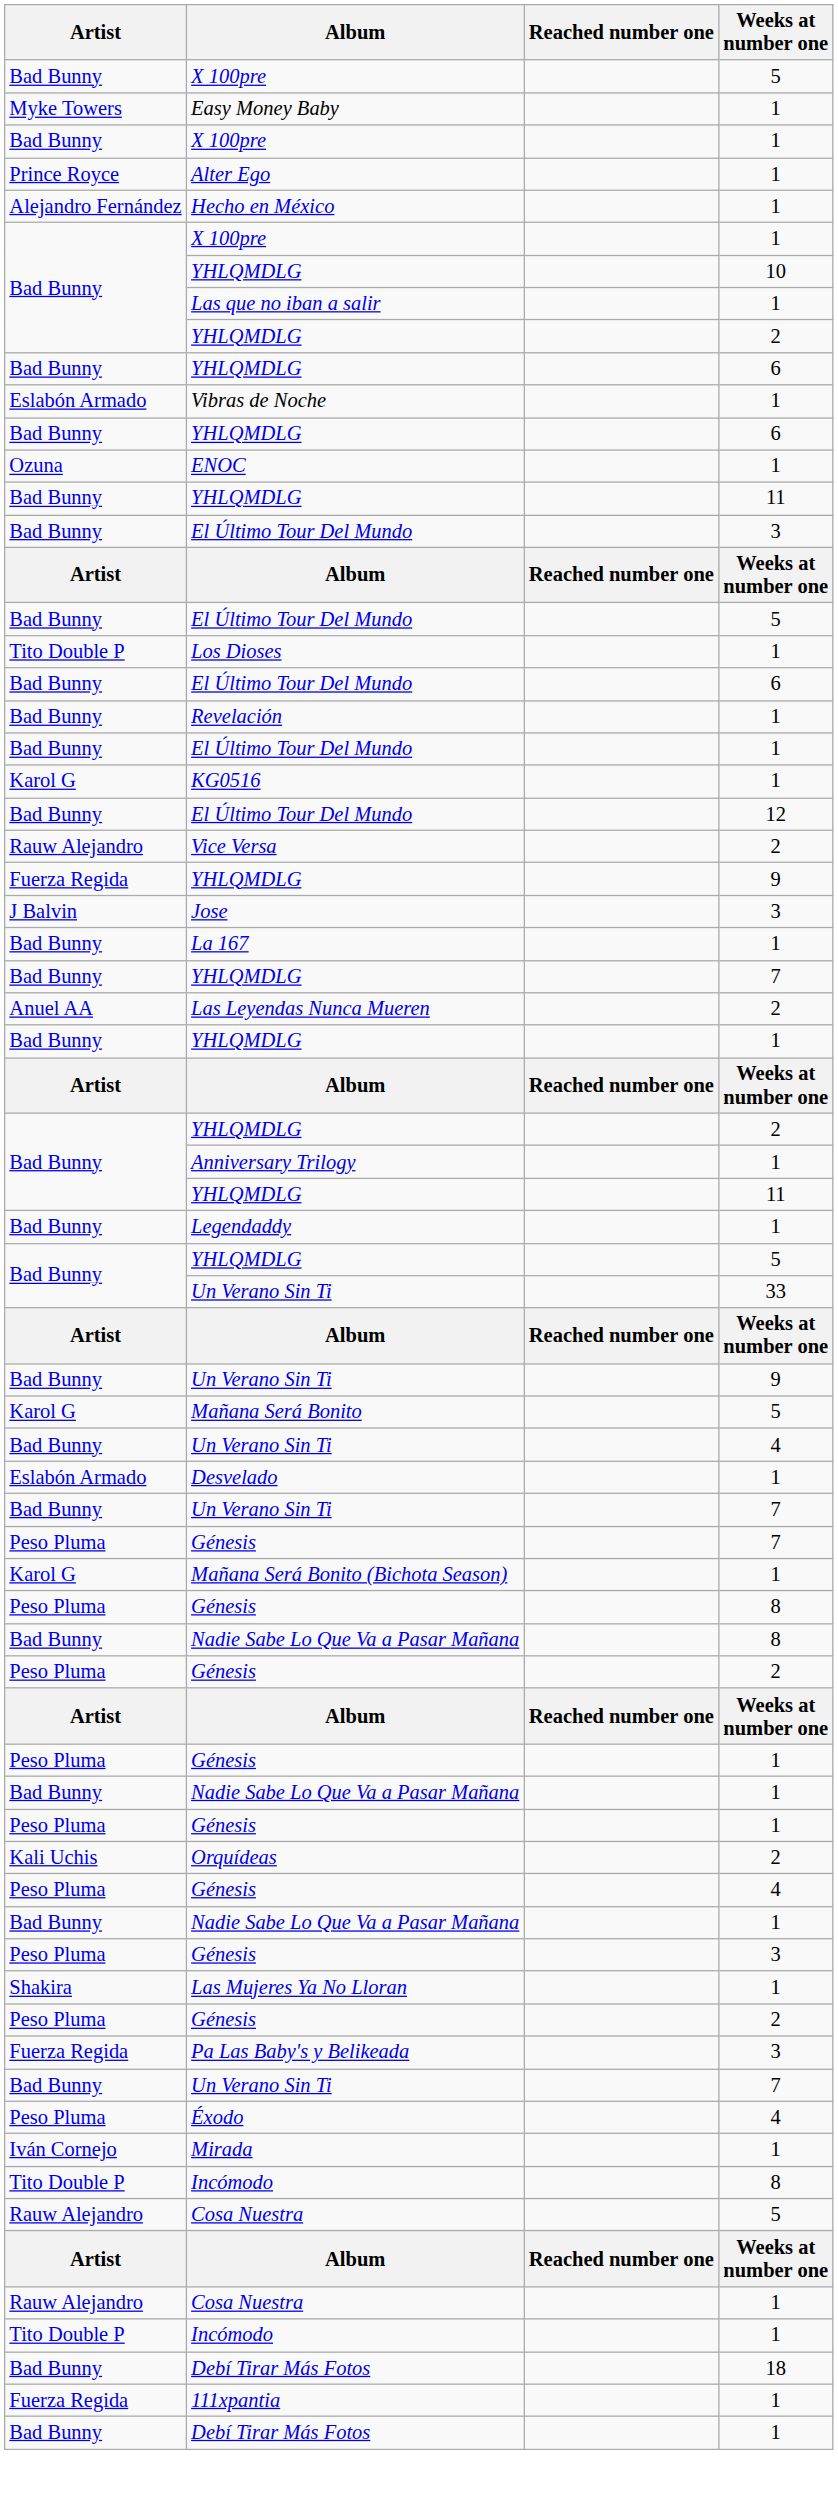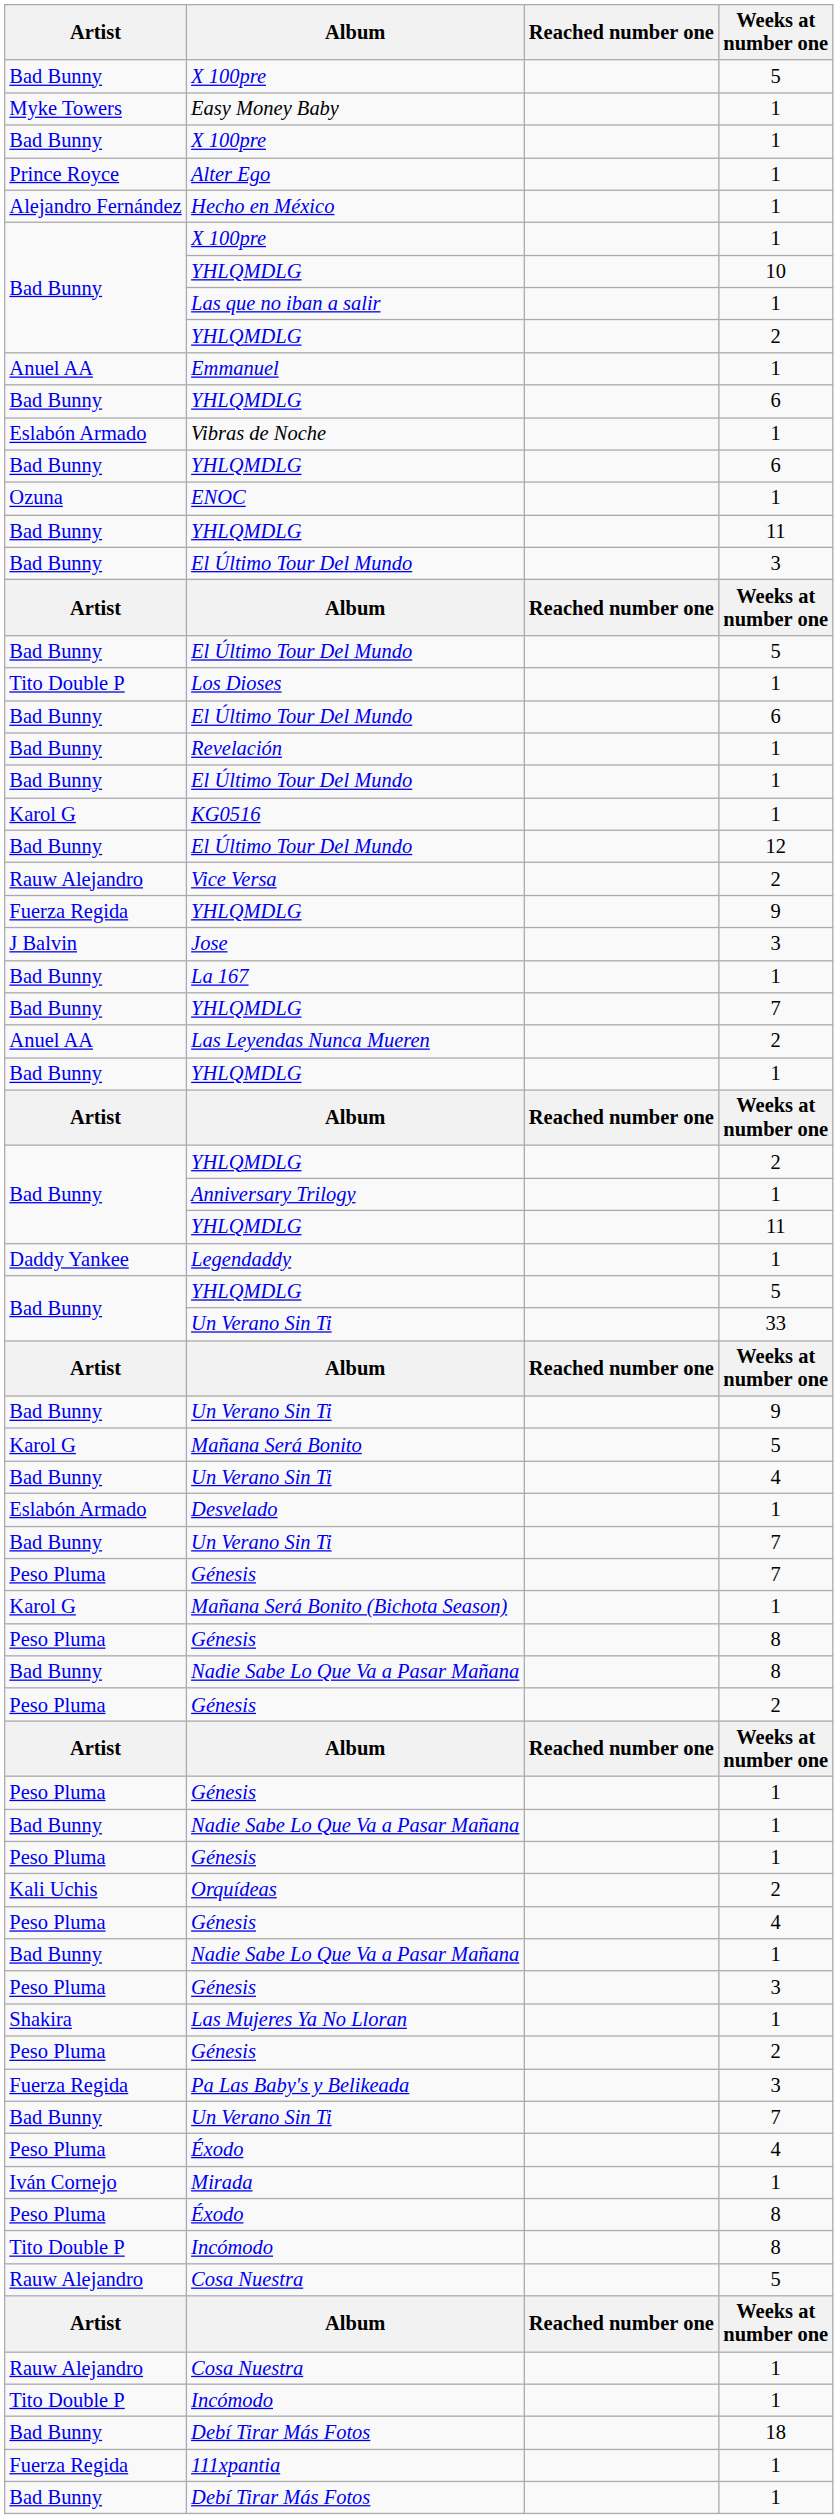+ row: (235, 368)
(56, 1226) Bad Bunny -> (69, 1259) Daddy Yankee
+ row: (217, 2214)
